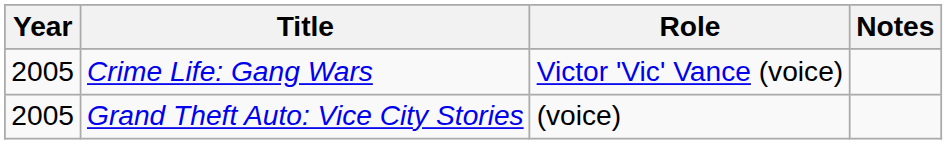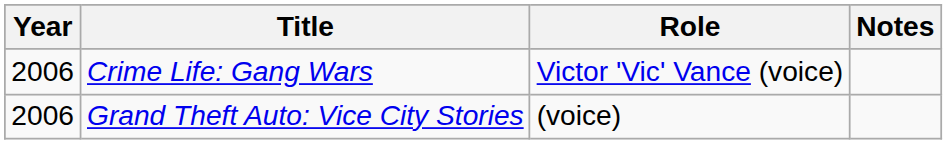(43, 71) 2005 -> (43, 71) 2006
(43, 116) 2005 -> (43, 116) 2006
